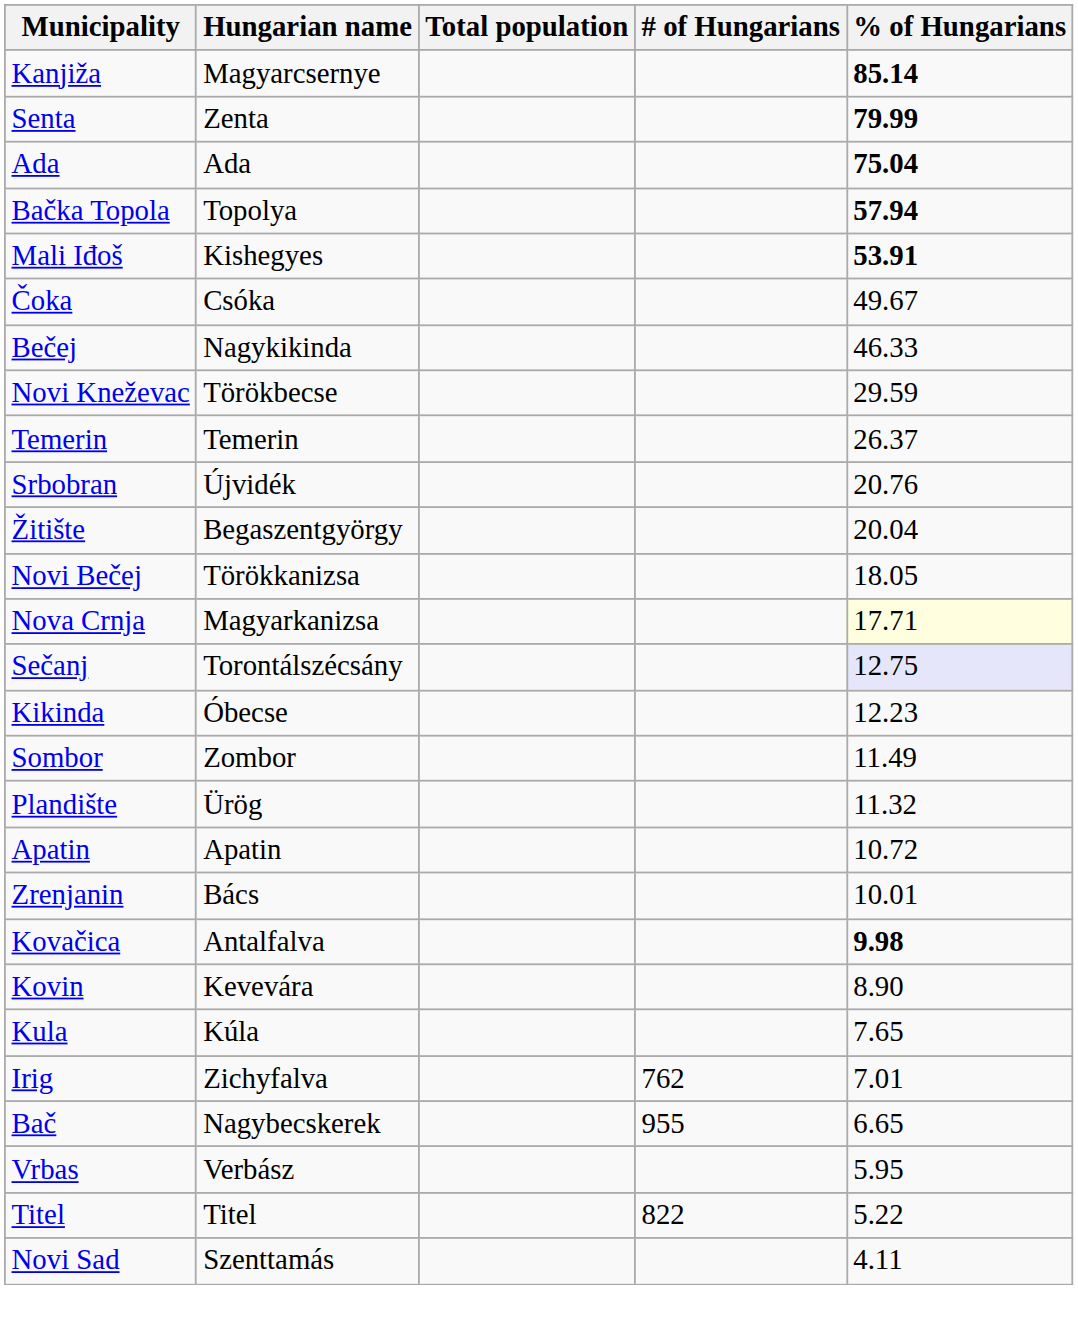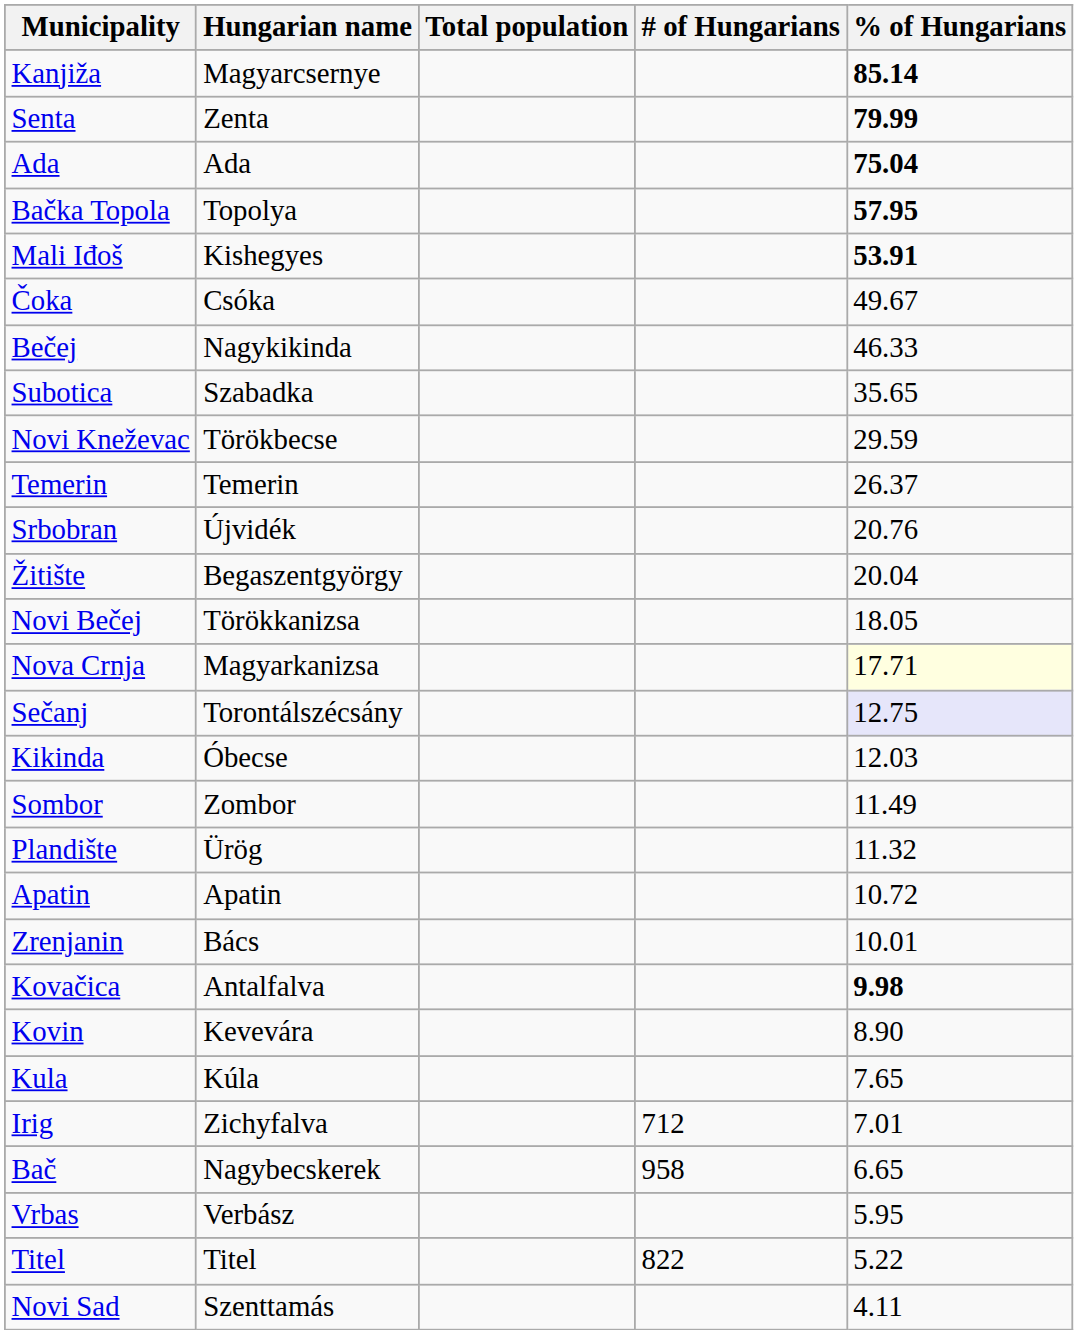(886, 210) 57.94 -> (886, 210) 57.95
+ row: (62, 392)
(886, 712) 12.23 -> (886, 758) 12.03
(663, 1077) 762 -> (663, 1123) 712
(663, 1123) 955 -> (663, 1169) 958
